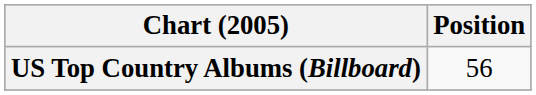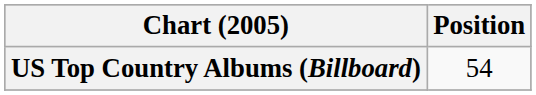(479, 68) 56 -> (479, 68) 54
